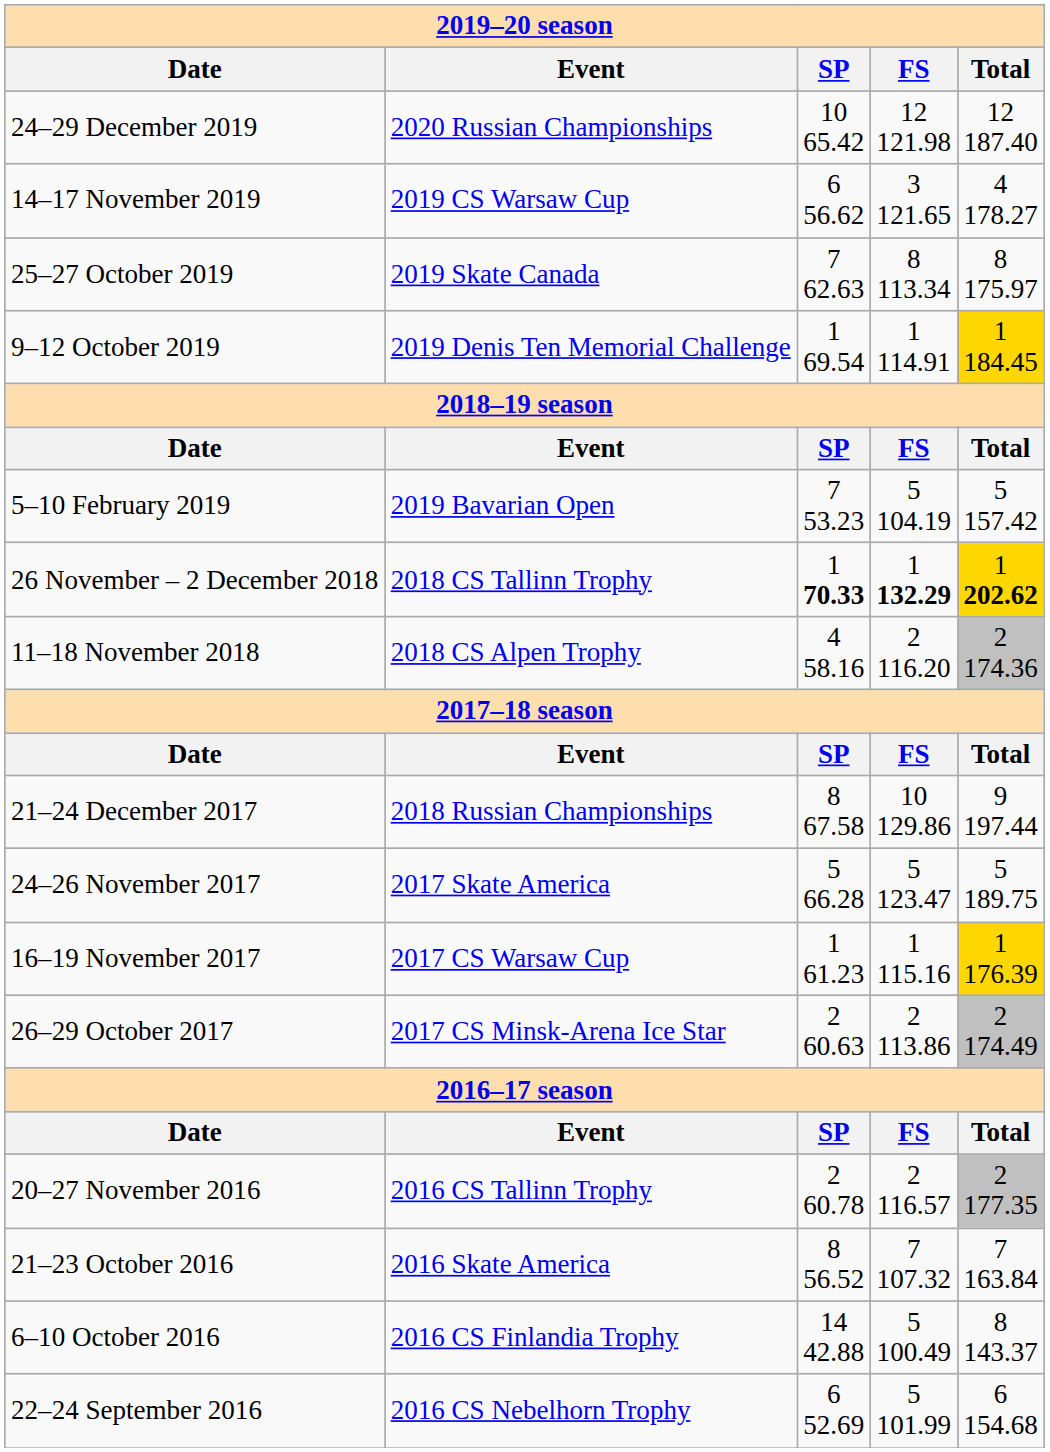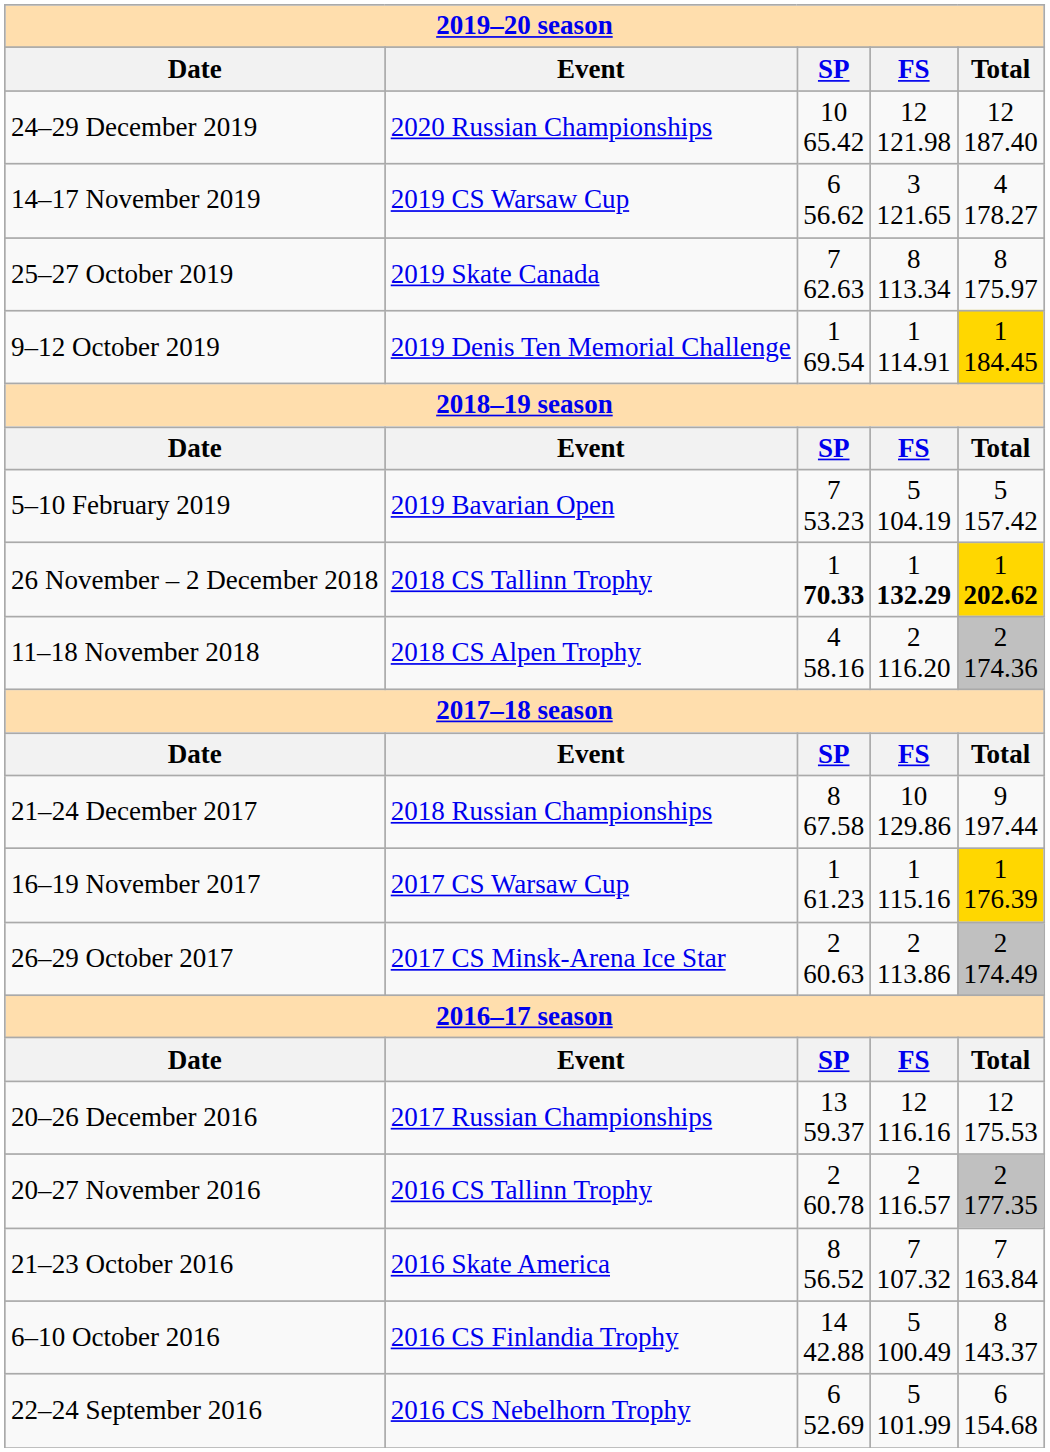- row: (136, 884)
+ row: (134, 1117)
